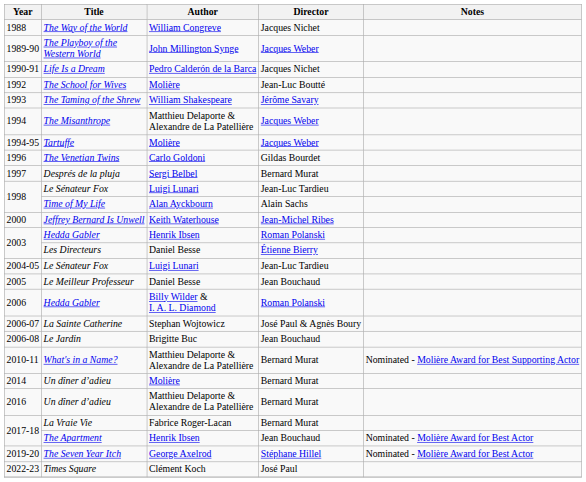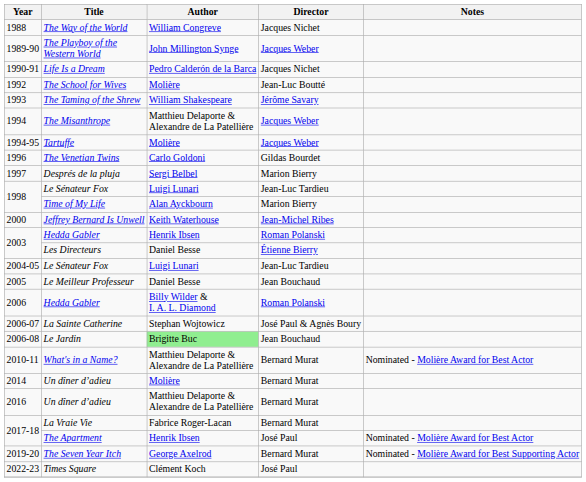(290, 173) Bernard Murat -> (289, 173) Marion Bierry
(284, 204) Alain Sachs -> (289, 204) Marion Bierry
(173, 339) no background -> (173, 339) lightgreen background
(472, 360) Nominated - Molière Award for Best Supporting Actor -> (449, 360) Nominated - Molière Award for Best Actor
(290, 438) Jean Bouchaud -> (279, 438) José Paul
(291, 454) Stéphane Hillel -> (290, 454) Bernard Murat
(449, 454) Nominated - Molière Award for Best Actor -> (472, 454) Nominated - Molière Award for Best Supporting Actor
